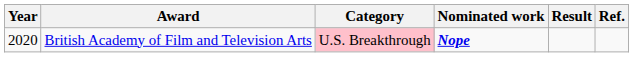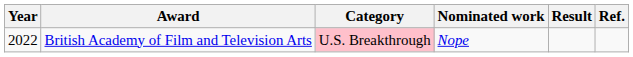(23, 39) 2020 -> (23, 39) 2022
(454, 39) bold -> (453, 39) normal
